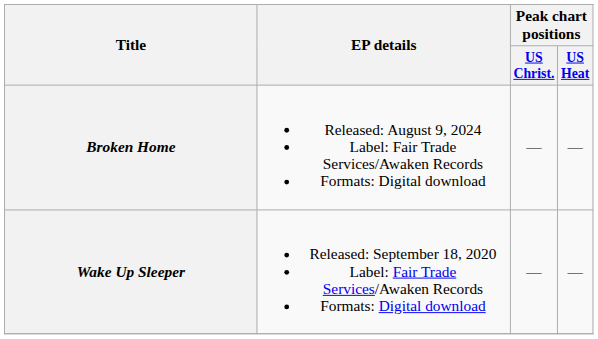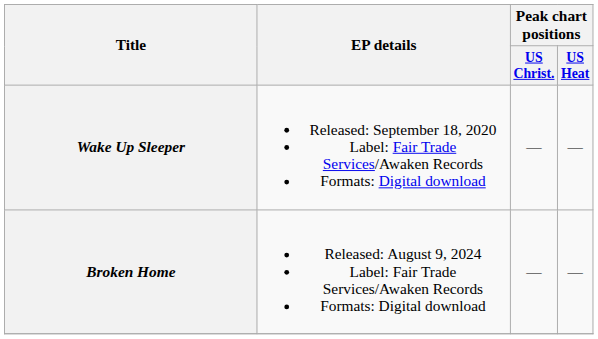rows swapped: (131, 271) <-> (131, 147)
